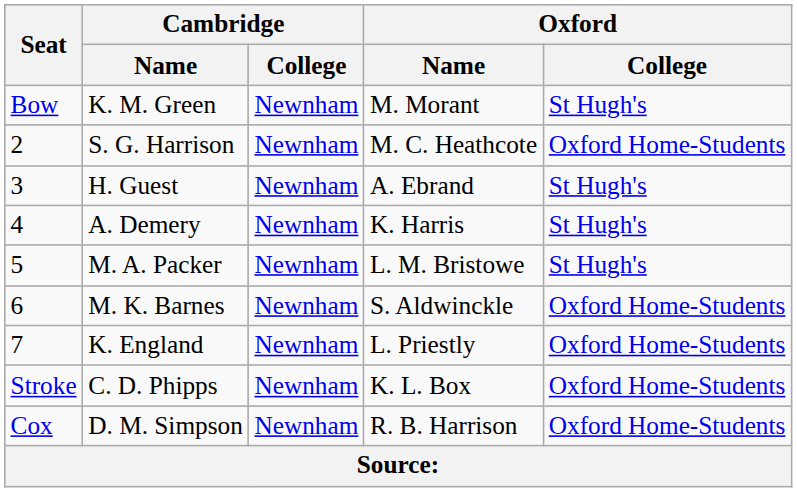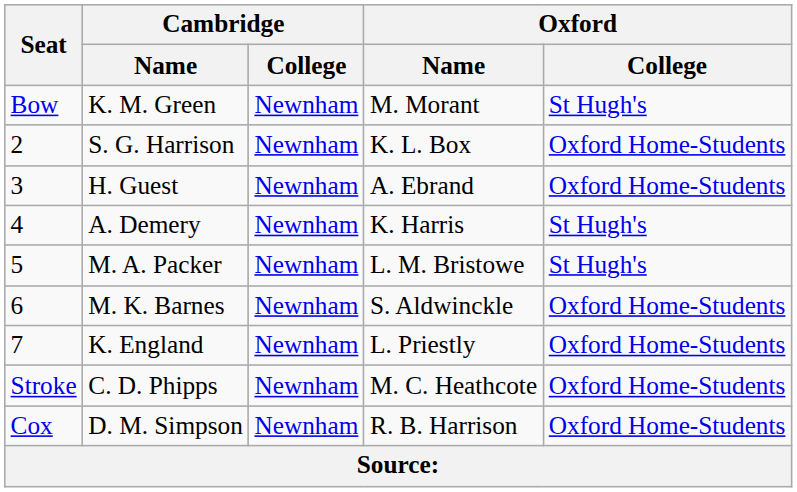(454, 144) M. C. Heathcote -> (421, 144) K. L. Box
(598, 184) St Hugh's -> (667, 184) Oxford Home-Students
(421, 385) K. L. Box -> (454, 385) M. C. Heathcote
